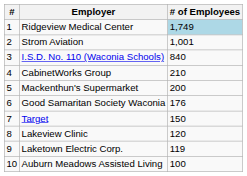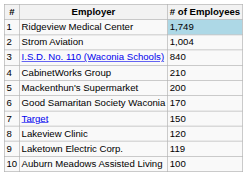(182, 42) 1,001 -> (182, 42) 1,004
(178, 103) 176 -> (178, 103) 170
